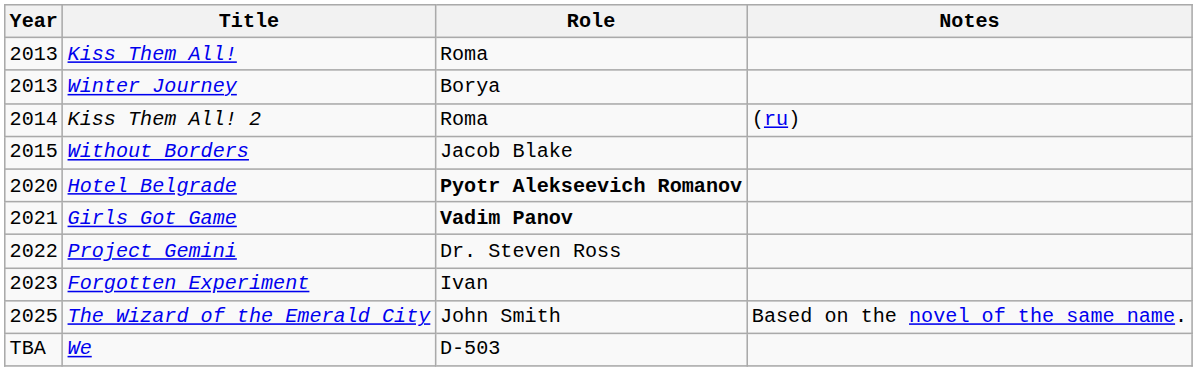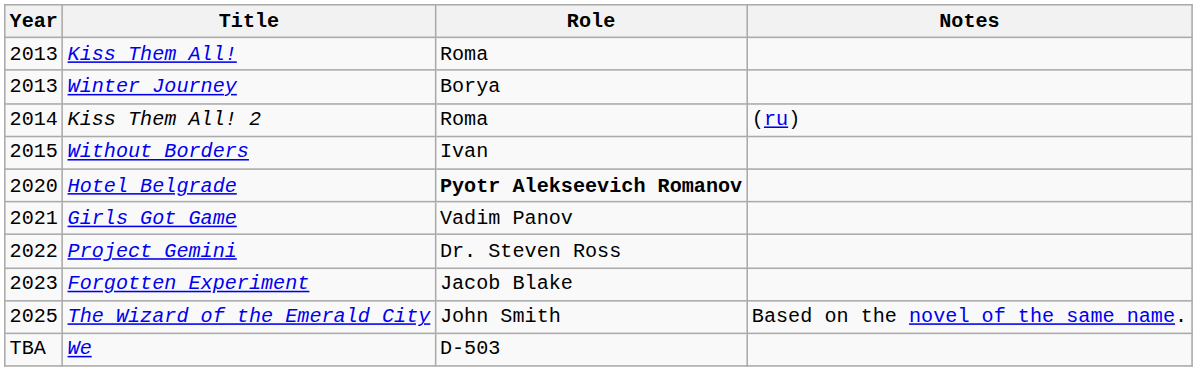(506, 153) Jacob Blake -> (464, 153) Ivan
(506, 218) bold -> (506, 218) normal
(464, 284) Ivan -> (506, 284) Jacob Blake
